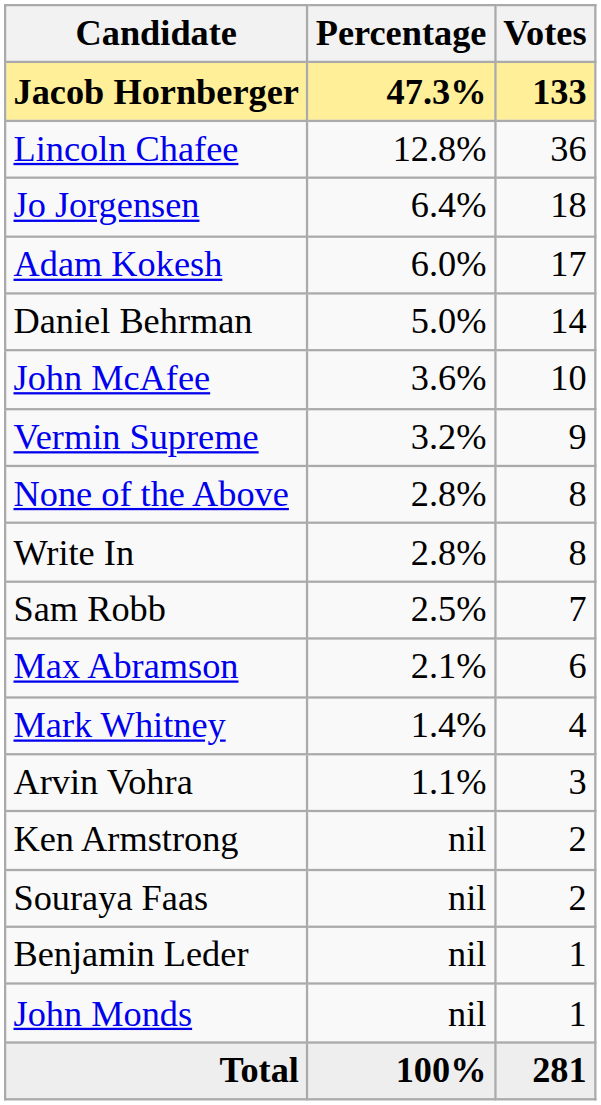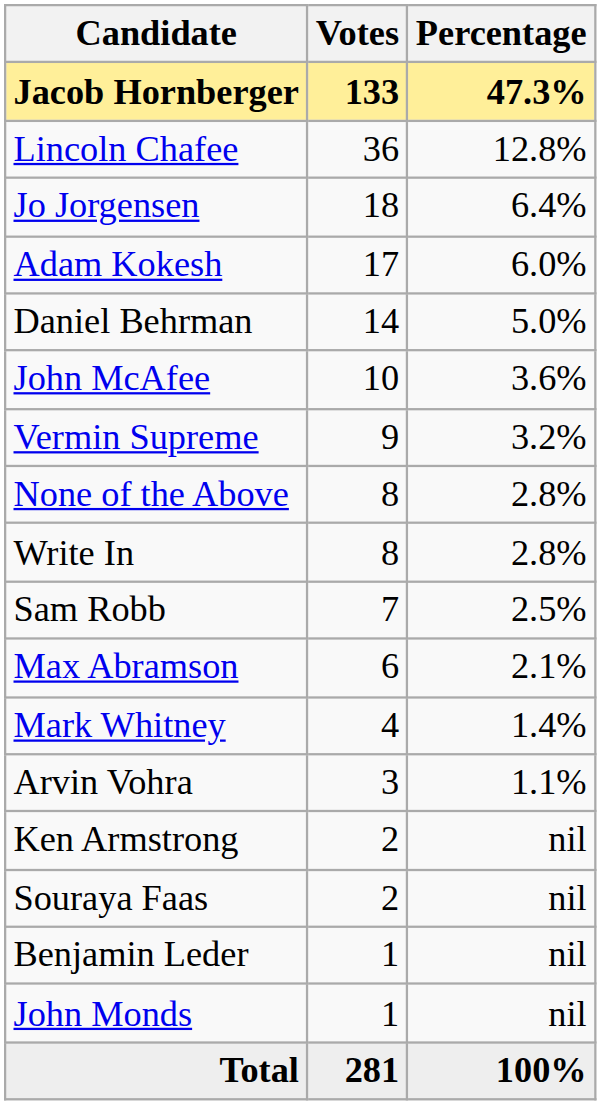columns swapped: (545, 33) <-> (401, 33)
